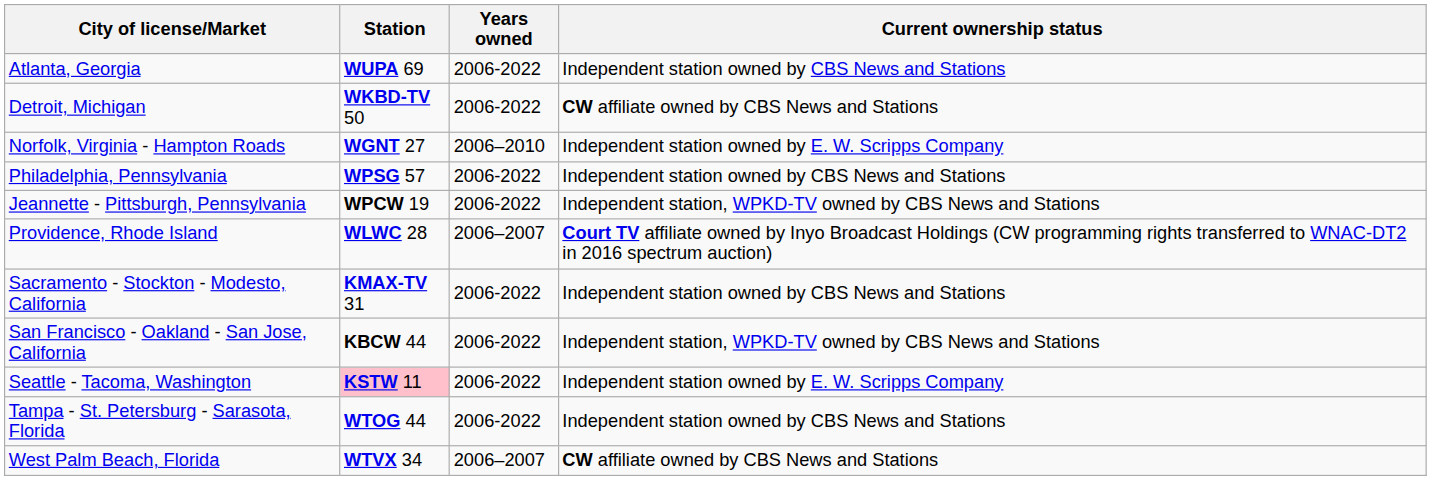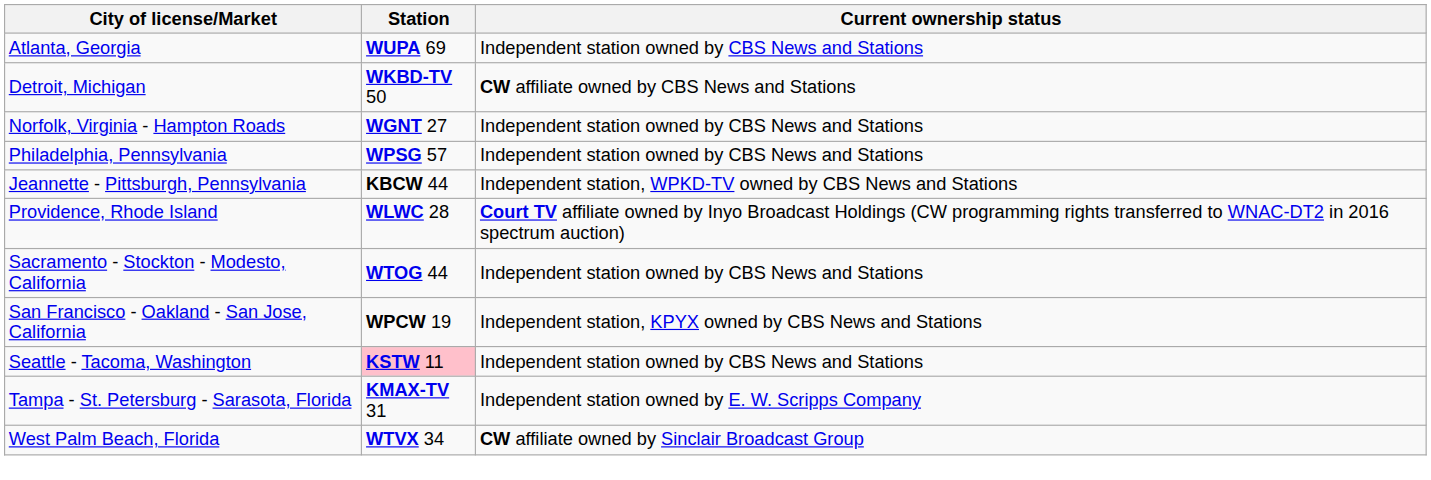- column: (504, 29)
(783, 146) Independent station owned by E. W. Scripps Company -> (702, 126) Independent station owned by CBS News and Stations
(387, 204) WPCW 19 -> (407, 184) KBCW 44
(386, 293) KMAX-TV 31 -> (407, 272) WTOG 44
(385, 342) KBCW 44 -> (409, 322) WPCW 19
(831, 342) Independent station, WPKD-TV owned by CBS News and Stations -> (731, 322) Independent station, KPYX owned by CBS News and Stations
(783, 381) Independent station owned by E. W. Scripps Company -> (702, 361) Independent station owned by CBS News and Stations
(385, 421) WTOG 44 -> (408, 400) KMAX-TV 31
(784, 421) Independent station owned by CBS News and Stations -> (700, 400) Independent station owned by E. W. Scripps Company
(750, 460) CW affiliate owned by CBS News and Stations -> (672, 439) CW affiliate owned by Sinclair Broadcast Group
